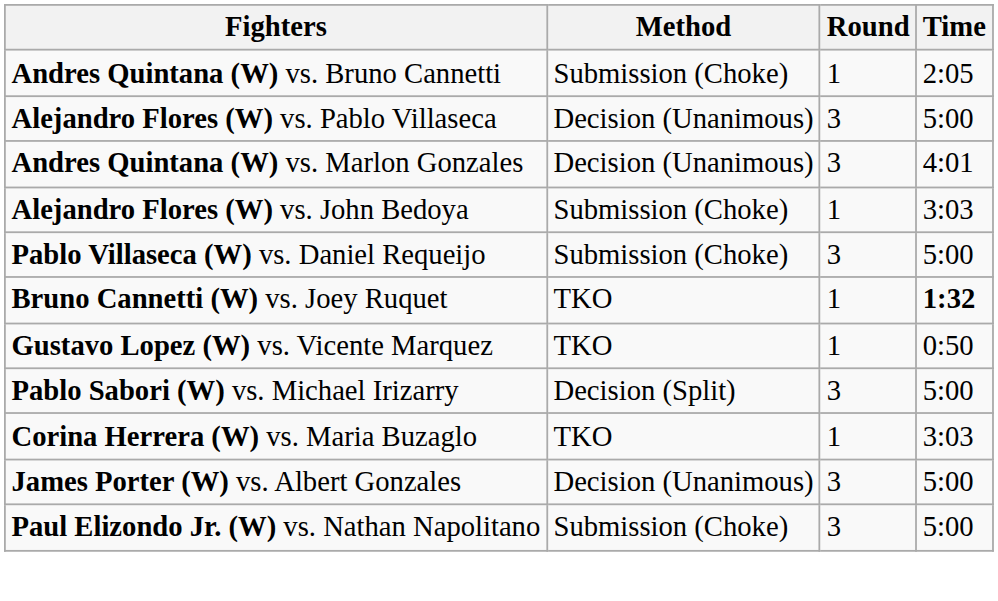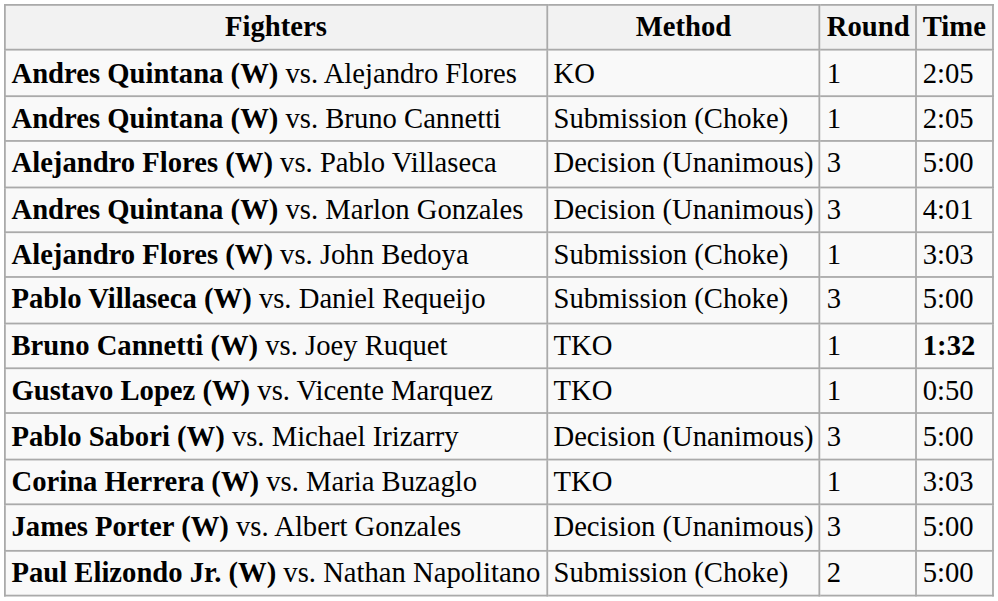+ row: (264, 72)
(645, 390) Decision (Split) -> (684, 436) Decision (Unanimous)
(834, 526) 3 -> (834, 572) 2
